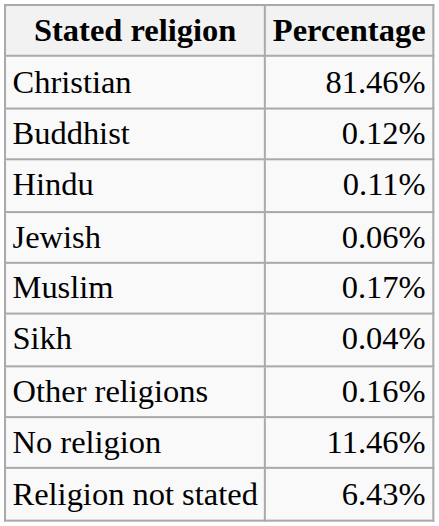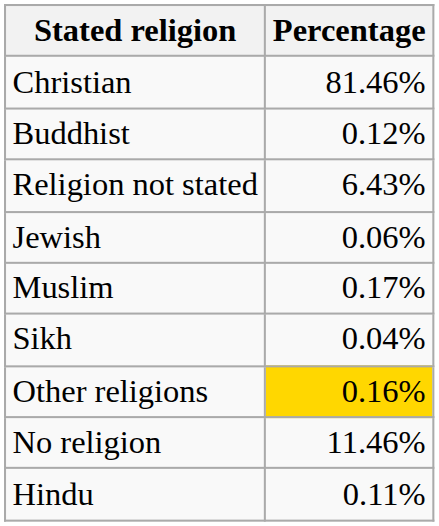rows swapped: (53, 184) <-> (135, 493)
(384, 390) no background -> (384, 390) gold background
